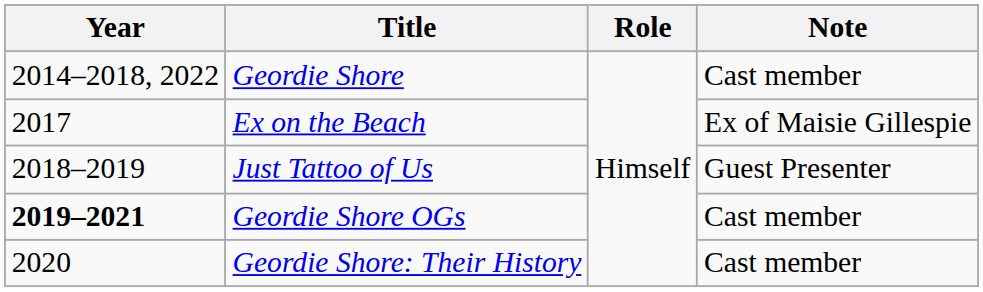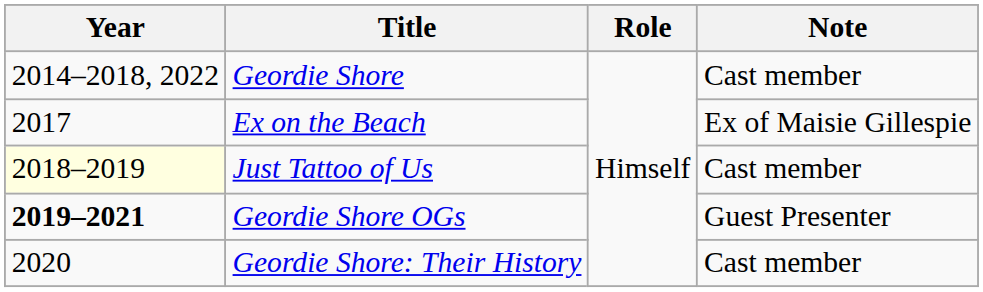(78, 168) no background -> (78, 168) lightyellow background
(797, 168) Guest Presenter -> (783, 168) Cast member
(783, 215) Cast member -> (797, 215) Guest Presenter
